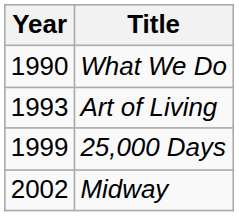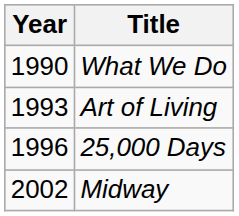(40, 148) 1999 -> (40, 148) 1996
